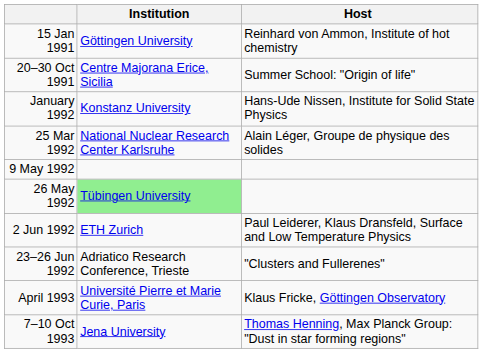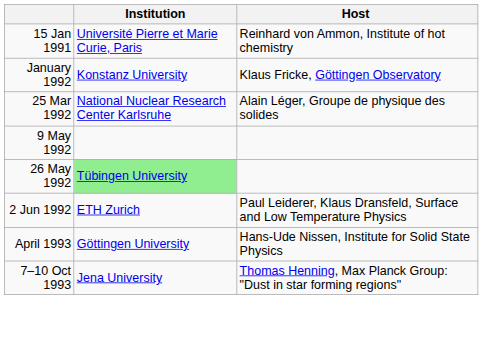(136, 41) Göttingen University -> (147, 41) Université Pierre et Marie Curie, Paris
- row: (46, 75)
(359, 108) Hans-Ude Nissen, Institute for Solid State Physics -> (340, 75) Klaus Fricke, Göttingen Observatory
- row: (45, 263)
(151, 297) Université Pierre et Marie Curie, Paris -> (133, 244) Göttingen University
(345, 297) Klaus Fricke, Göttingen Observatory -> (355, 244) Hans-Ude Nissen, Institute for Solid State Physics
